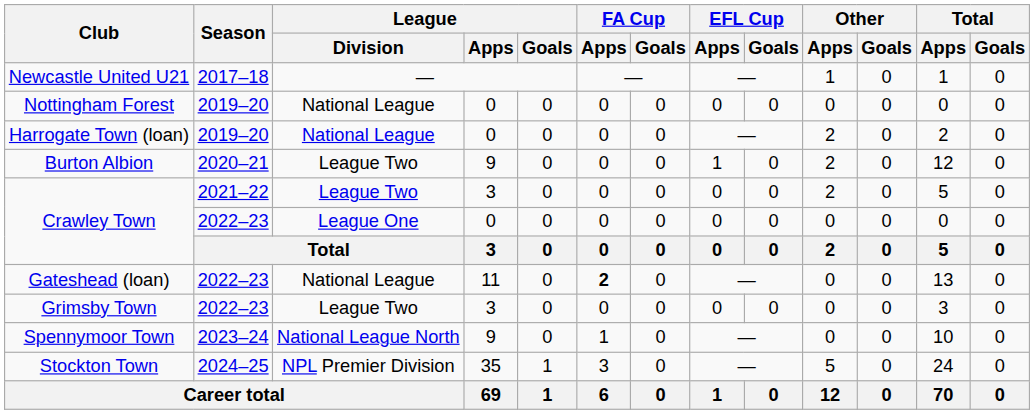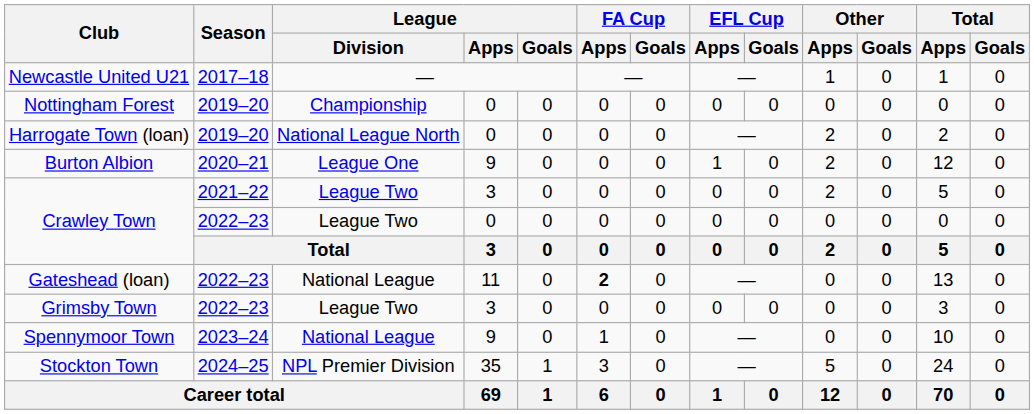(368, 105) National League -> (368, 105) Championship
(368, 134) National League -> (368, 134) National League North
(368, 163) League Two -> (368, 163) League One
(368, 221) League One -> (368, 221) League Two
(368, 337) National League North -> (368, 337) National League
